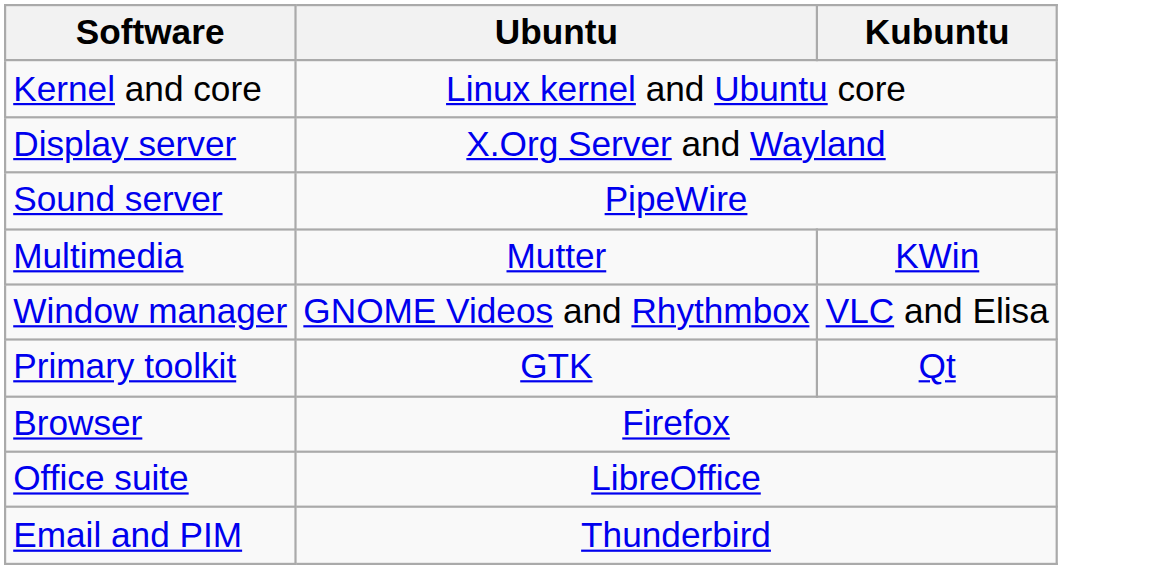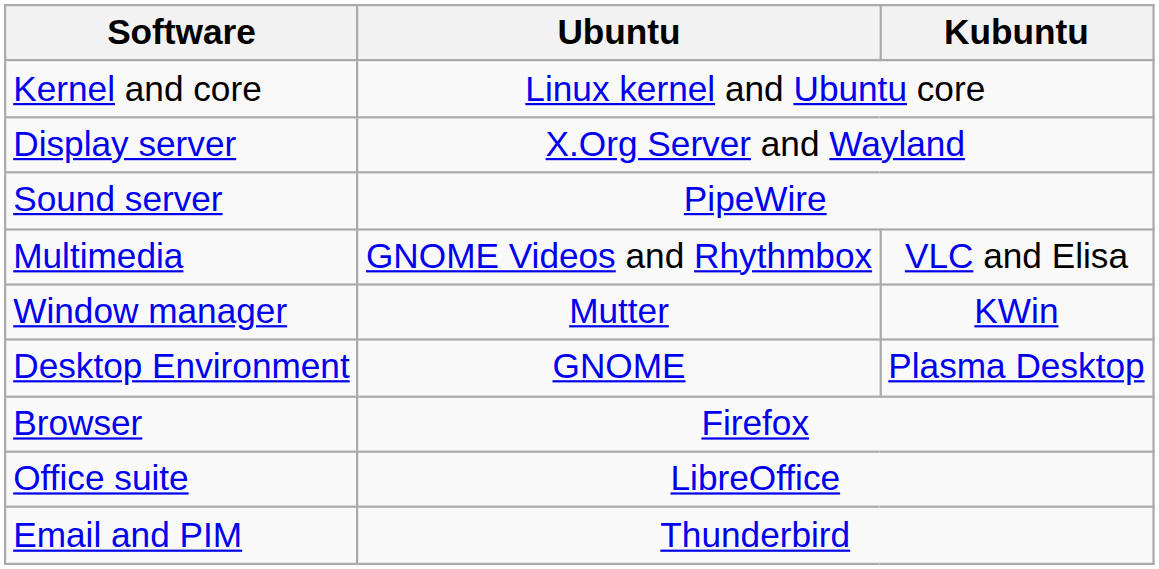(556, 255) Mutter -> (619, 255) GNOME Videos and Rhythmbox
(937, 255) KWin -> (1016, 255) VLC and Elisa
(556, 311) GNOME Videos and Rhythmbox -> (619, 311) Mutter
(937, 311) VLC and Elisa -> (1016, 311) KWin
+ row: (181, 367)
- row: (125, 367)
